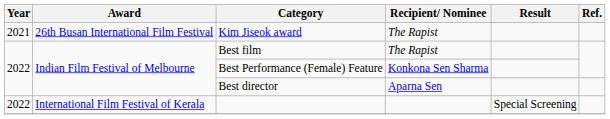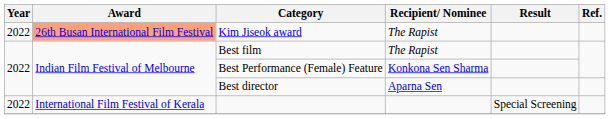(19, 31) 2021 -> (19, 31) 2022
(124, 31) no background -> (124, 31) lightsalmon background
